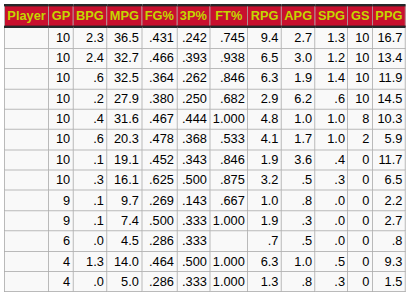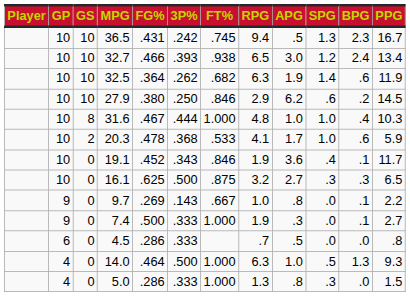columns swapped: (360, 16) <-> (90, 16)
(303, 38) 2.7 -> (298, 38) .5
(232, 78) .846 -> (223, 78) .682
(232, 99) .682 -> (223, 99) .846
(307, 180) .5 -> (294, 180) 2.7
